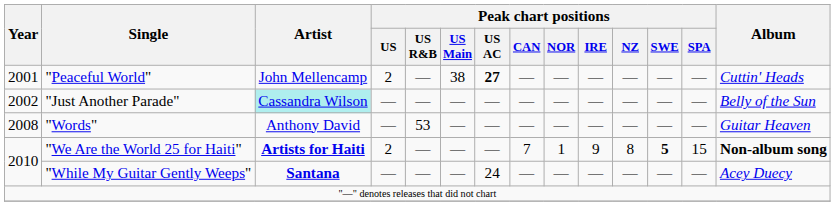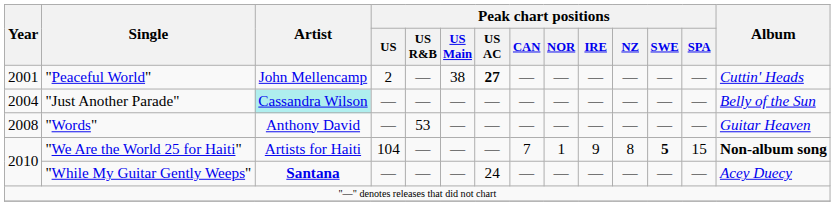(23, 101) 2002 -> (23, 101) 2004
(313, 149) bold -> (313, 149) normal
(388, 149) 2 -> (388, 149) 104
